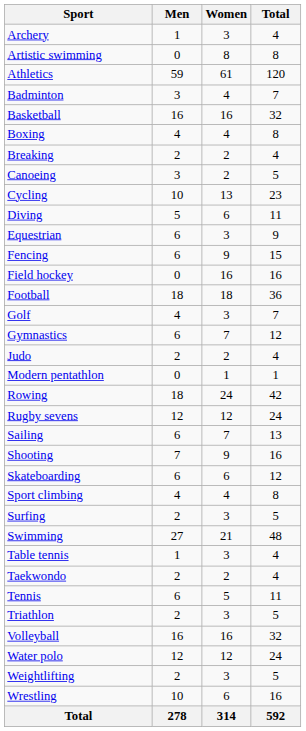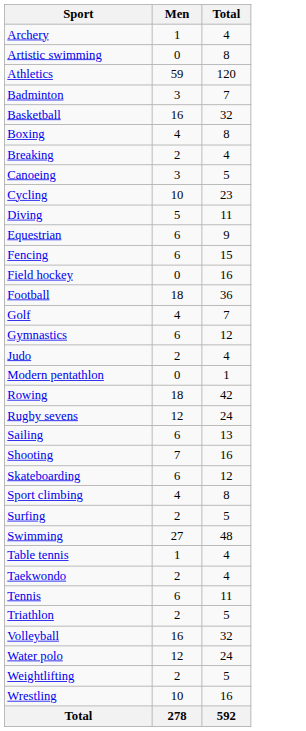- column: (226, 14)
